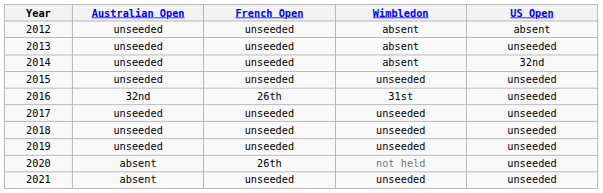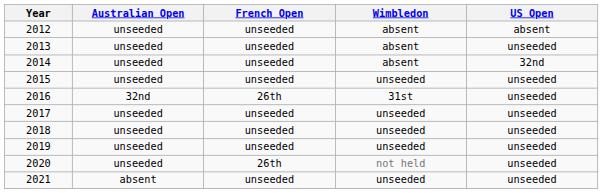(138, 163) absent -> (138, 163) unseeded
